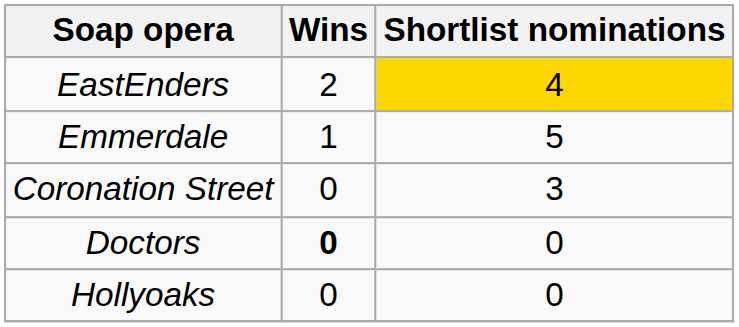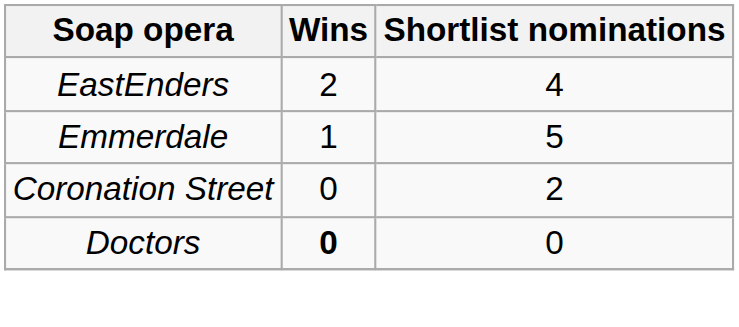(554, 83) gold background -> (554, 83) no background
(554, 189) 3 -> (554, 189) 2
- row: (143, 294)
